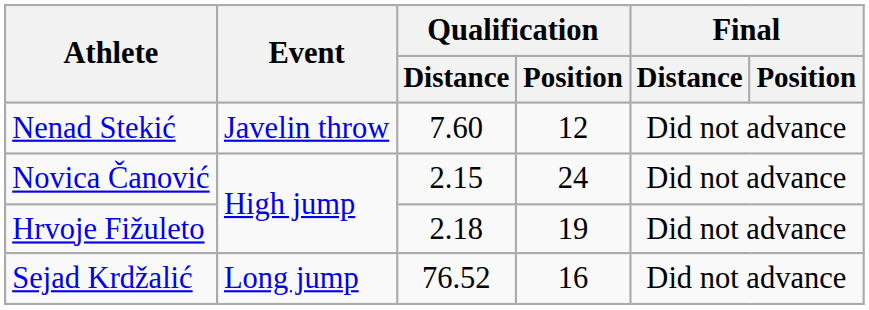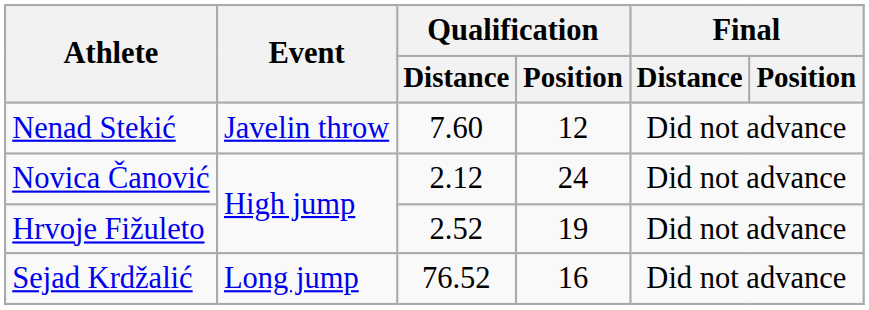(456, 178) 2.15 -> (456, 178) 2.12
(456, 228) 2.18 -> (456, 228) 2.52
